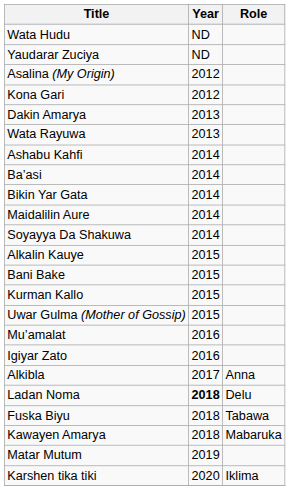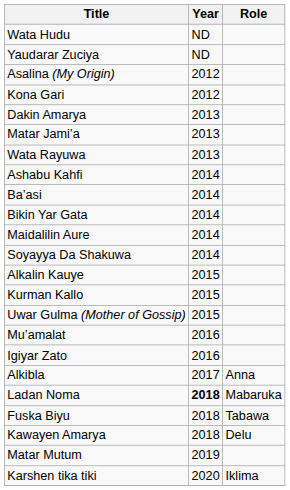+ row: (43, 134)
- row: (36, 275)
(238, 395) Delu -> (254, 395) Mabaruka
(254, 435) Mabaruka -> (238, 435) Delu
